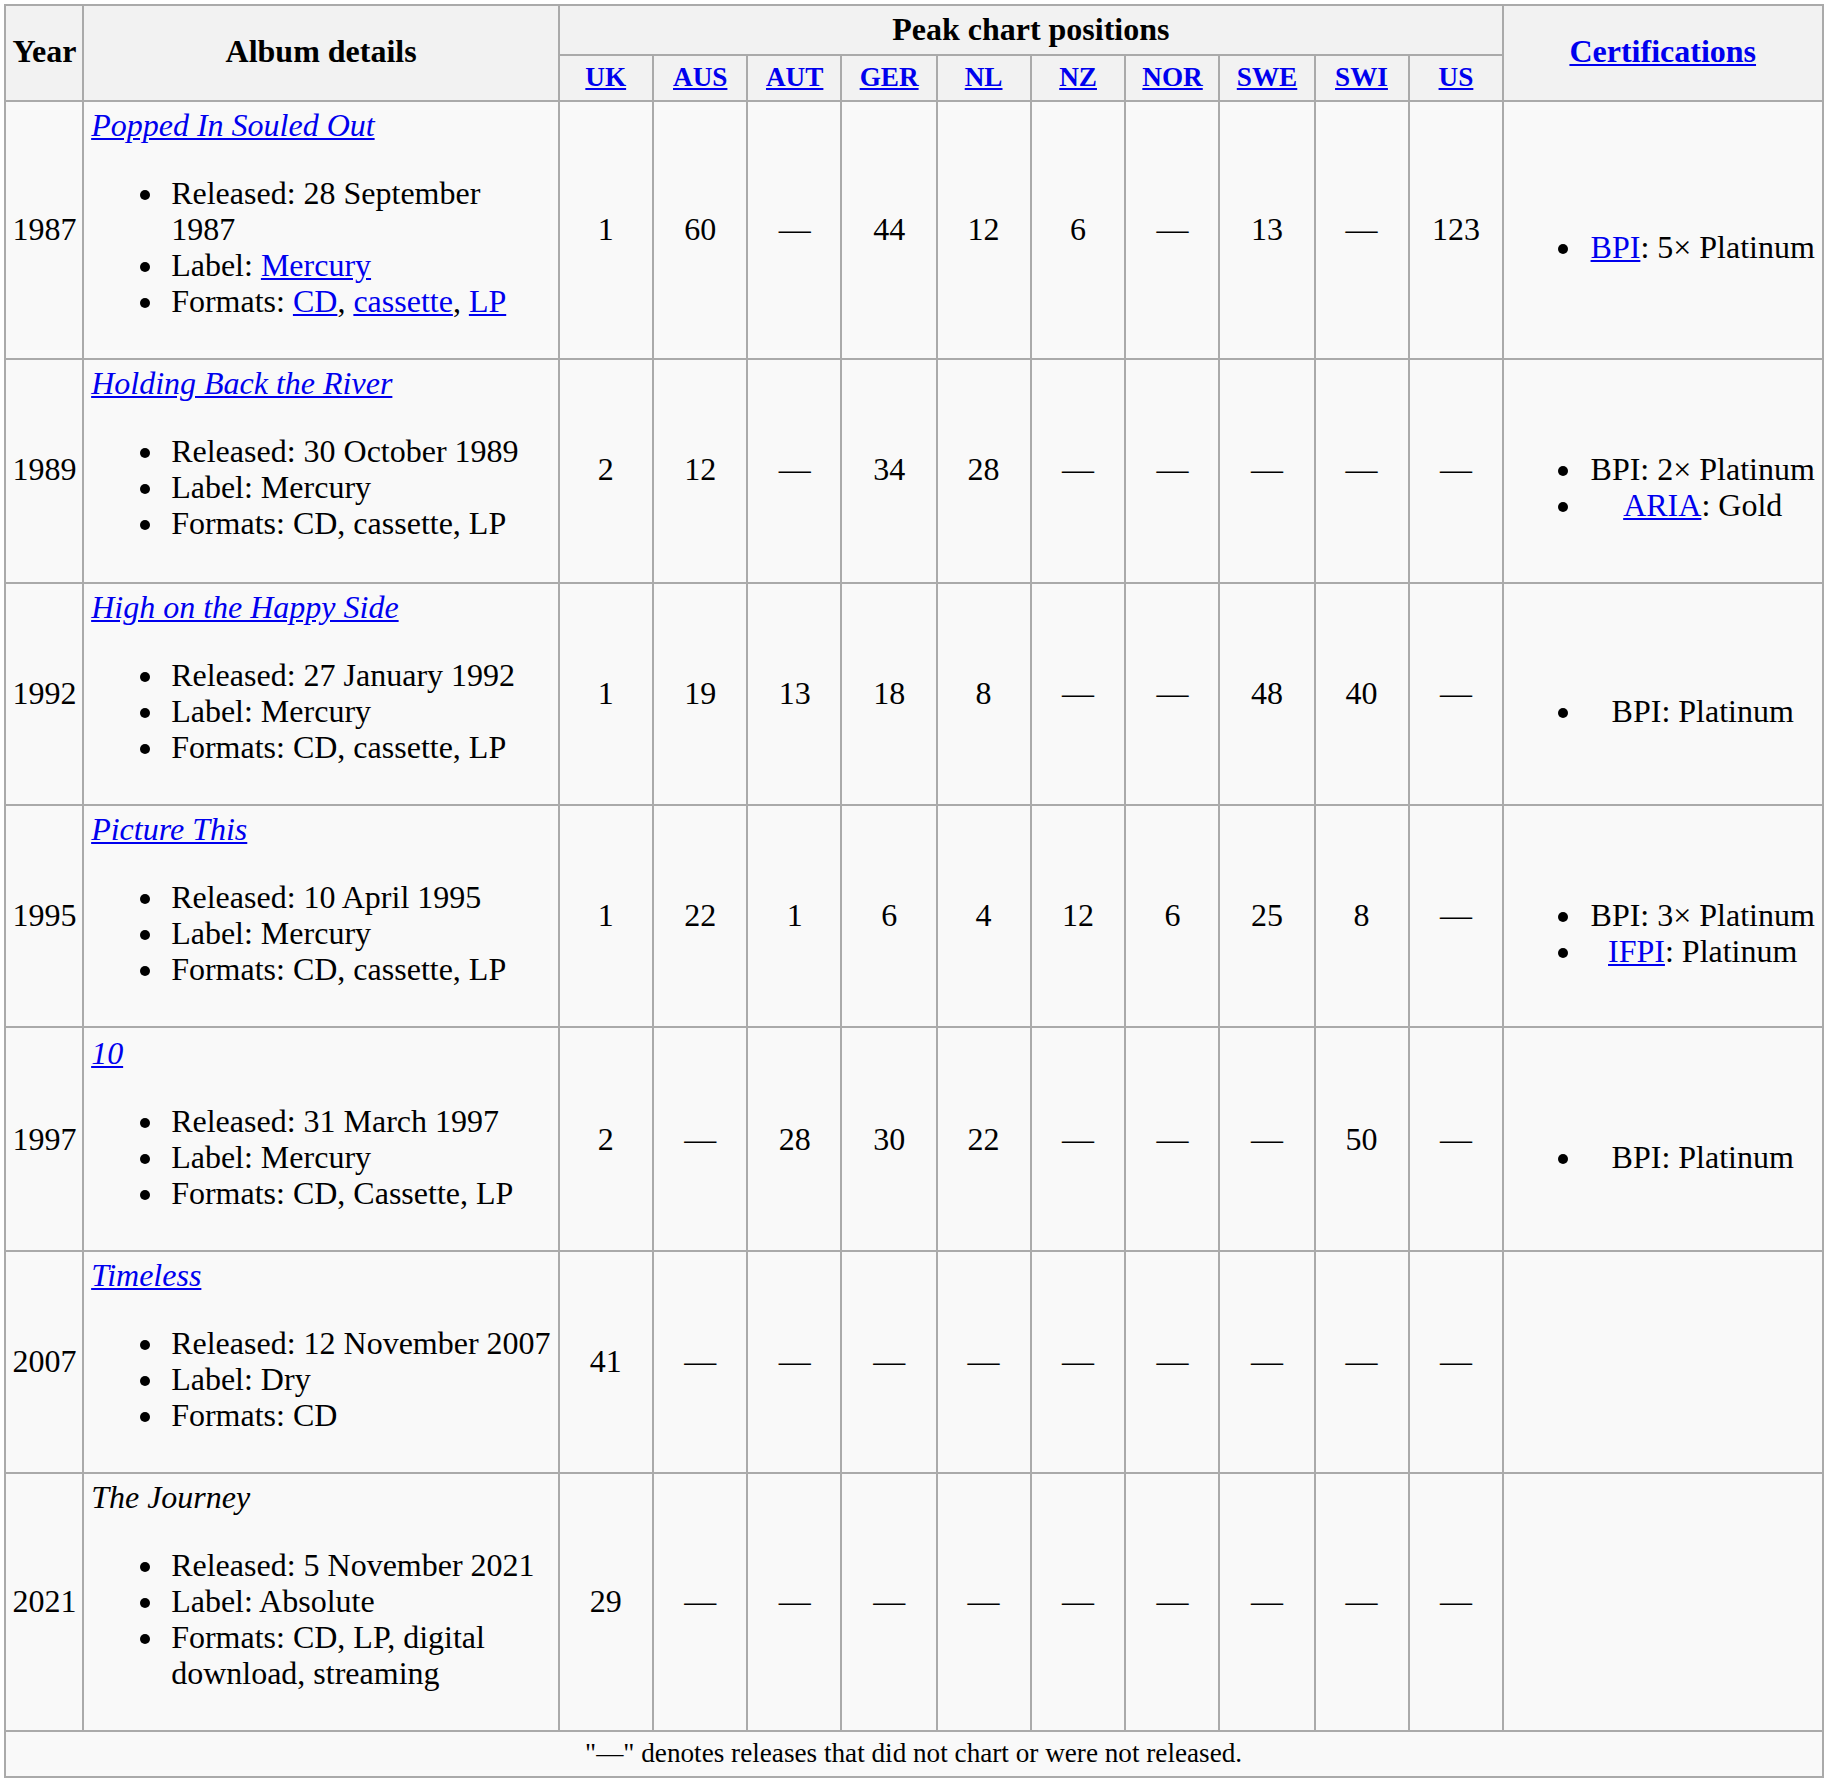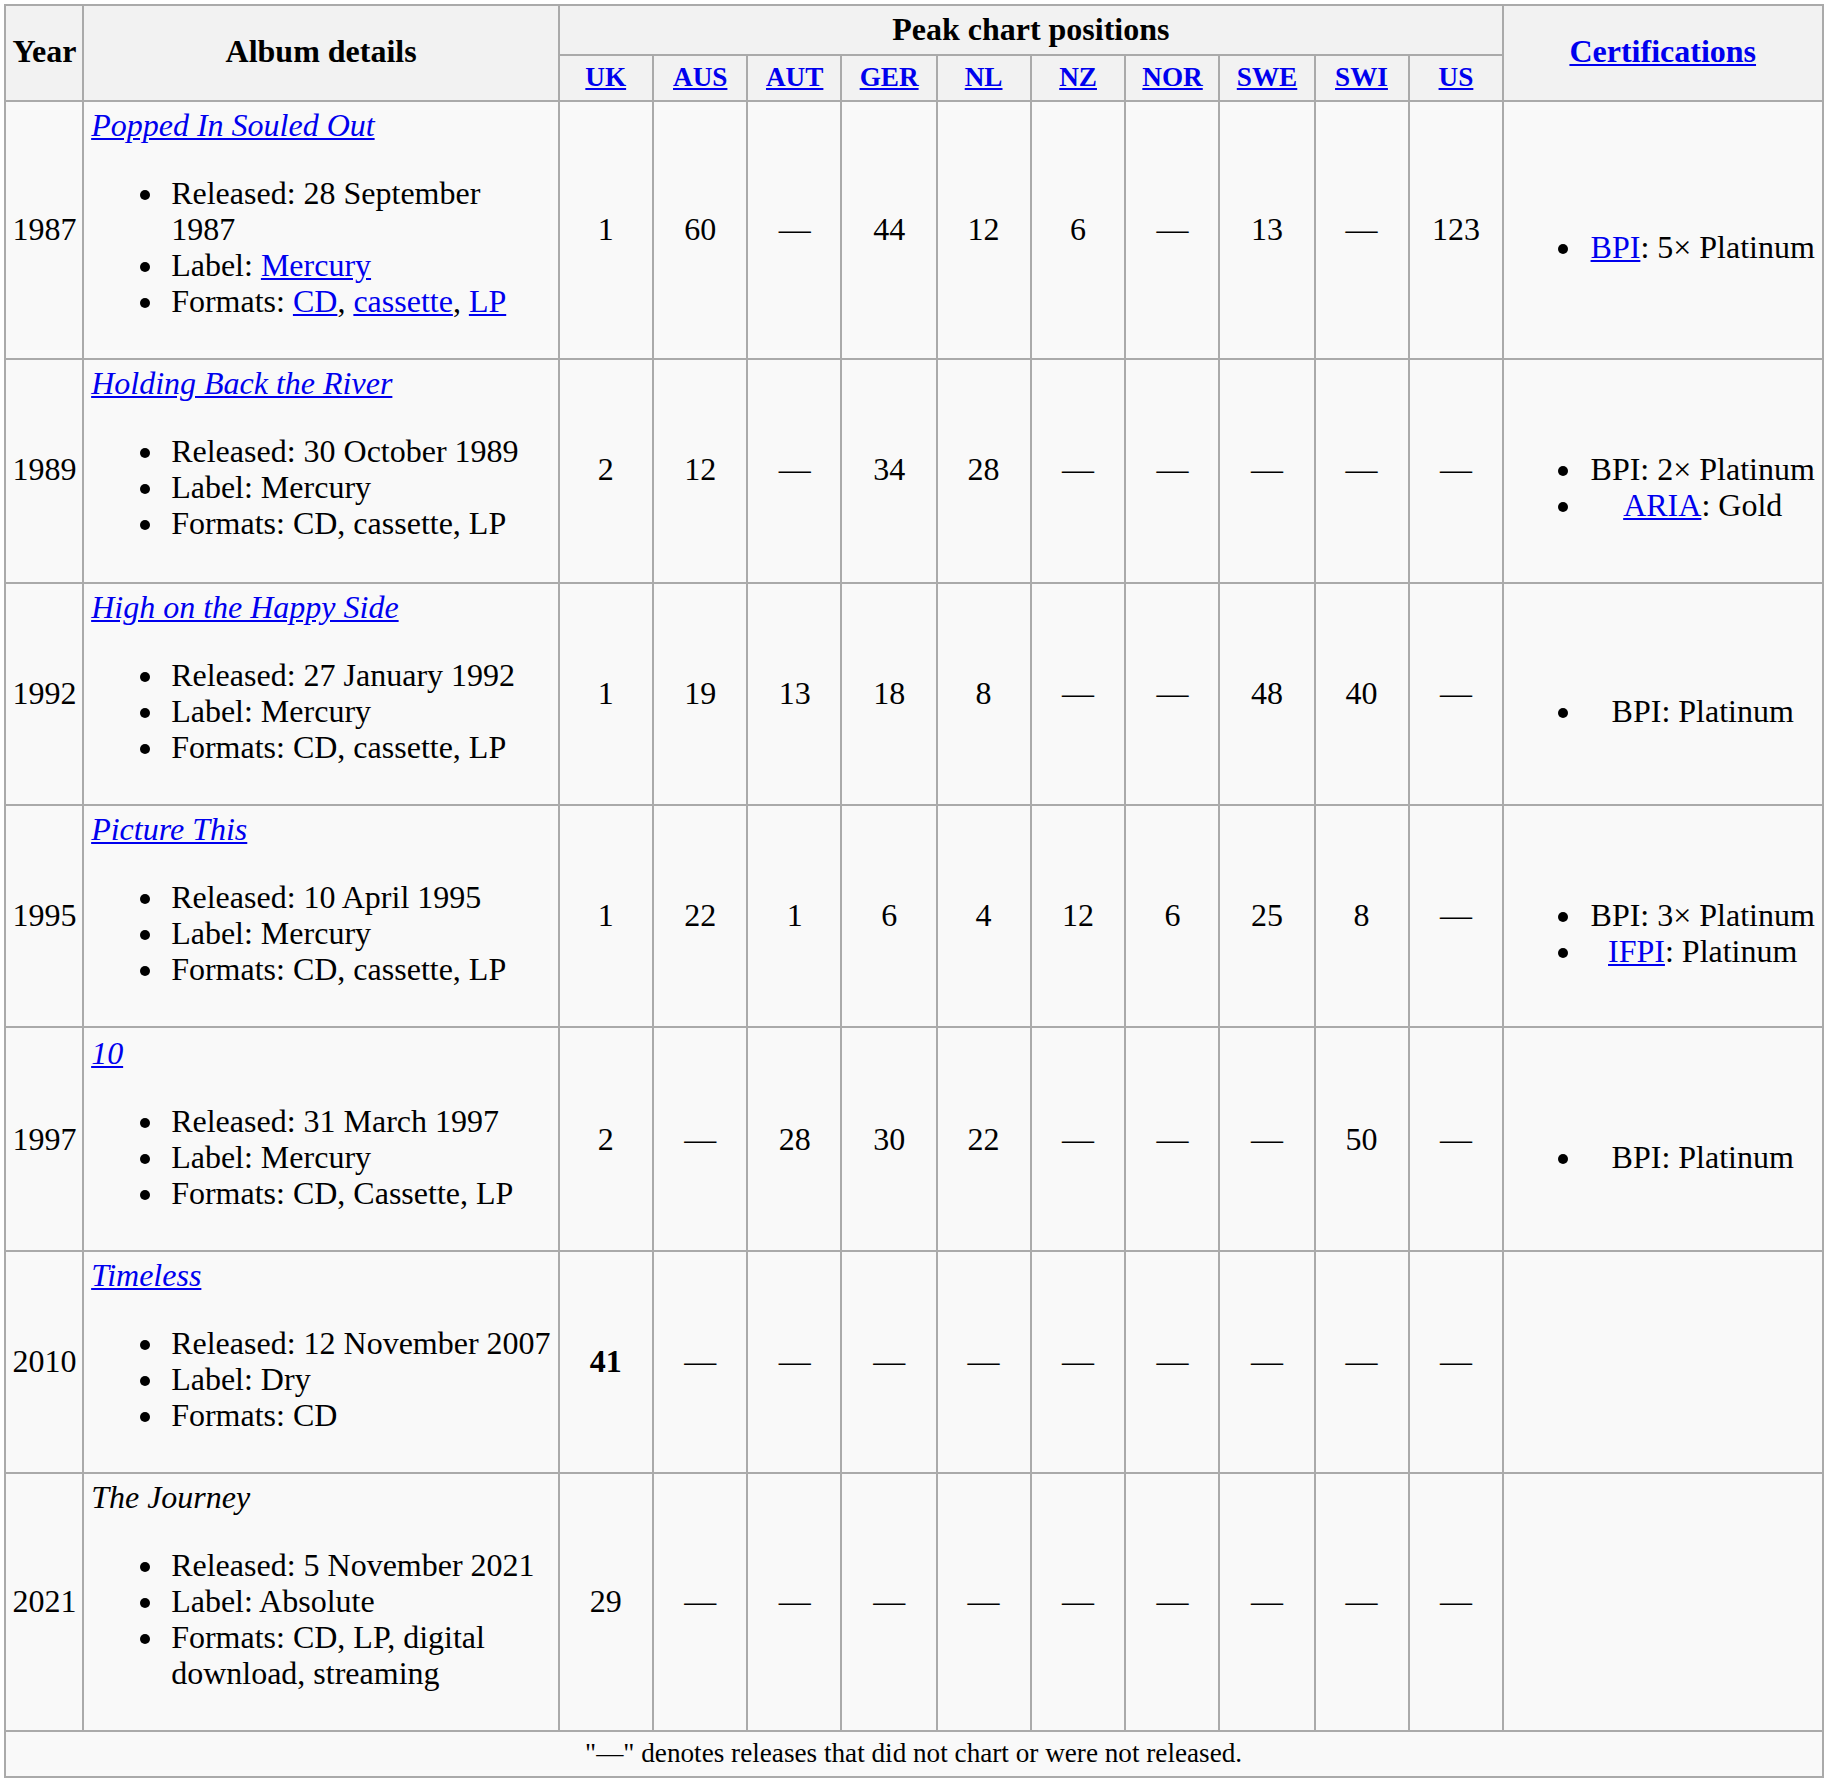(44, 1361) 2007 -> (44, 1361) 2010
(606, 1361) normal -> (606, 1361) bold
